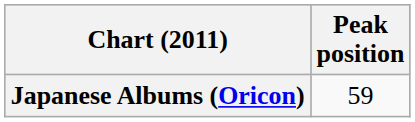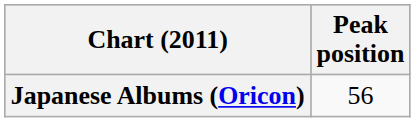(360, 95) 59 -> (360, 95) 56
